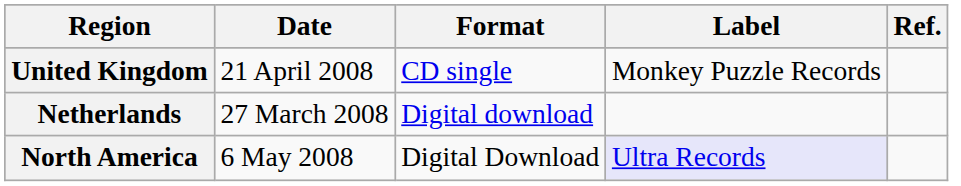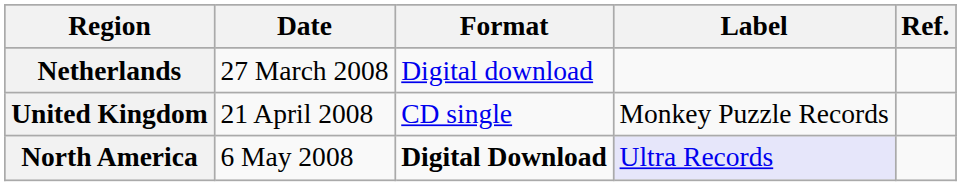rows swapped: (109, 113) <-> (109, 69)
(500, 157) normal -> (504, 157) bold
